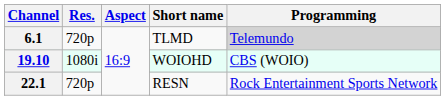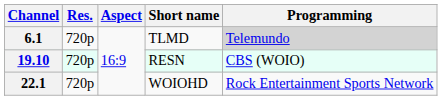(82, 60) 1080i -> (80, 60) 720p
(182, 60) WOIOHD -> (167, 60) RESN
(171, 83) RESN -> (178, 83) WOIOHD
